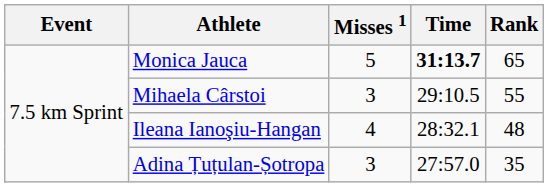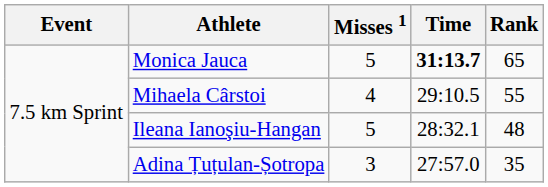(370, 95) 3 -> (370, 95) 4
(370, 130) 4 -> (370, 130) 5
